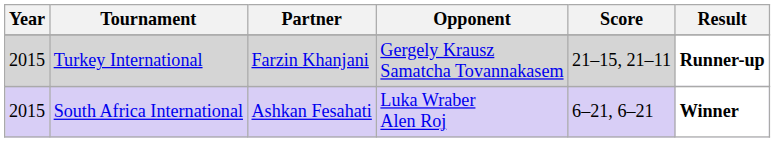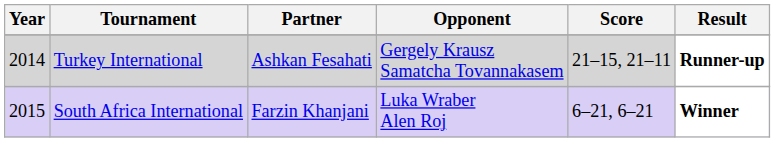(27, 60) 2015 -> (27, 60) 2014
(310, 60) Farzin Khanjani -> (312, 60) Ashkan Fesahati
(312, 111) Ashkan Fesahati -> (310, 111) Farzin Khanjani
